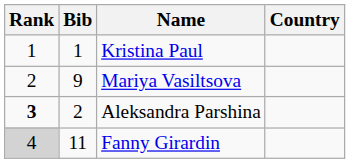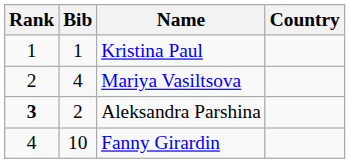(78, 81) 9 -> (78, 81) 4
(32, 142) lightgrey background -> (32, 142) no background
(78, 142) 11 -> (78, 142) 10
